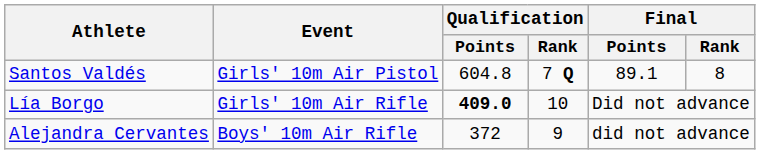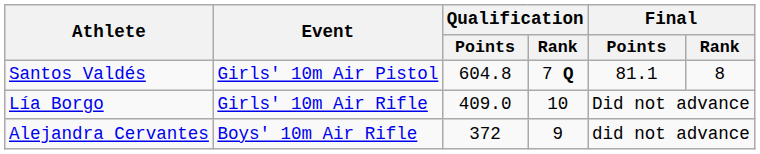(637, 75) 89.1 -> (637, 75) 81.1
(485, 104) bold -> (485, 104) normal
